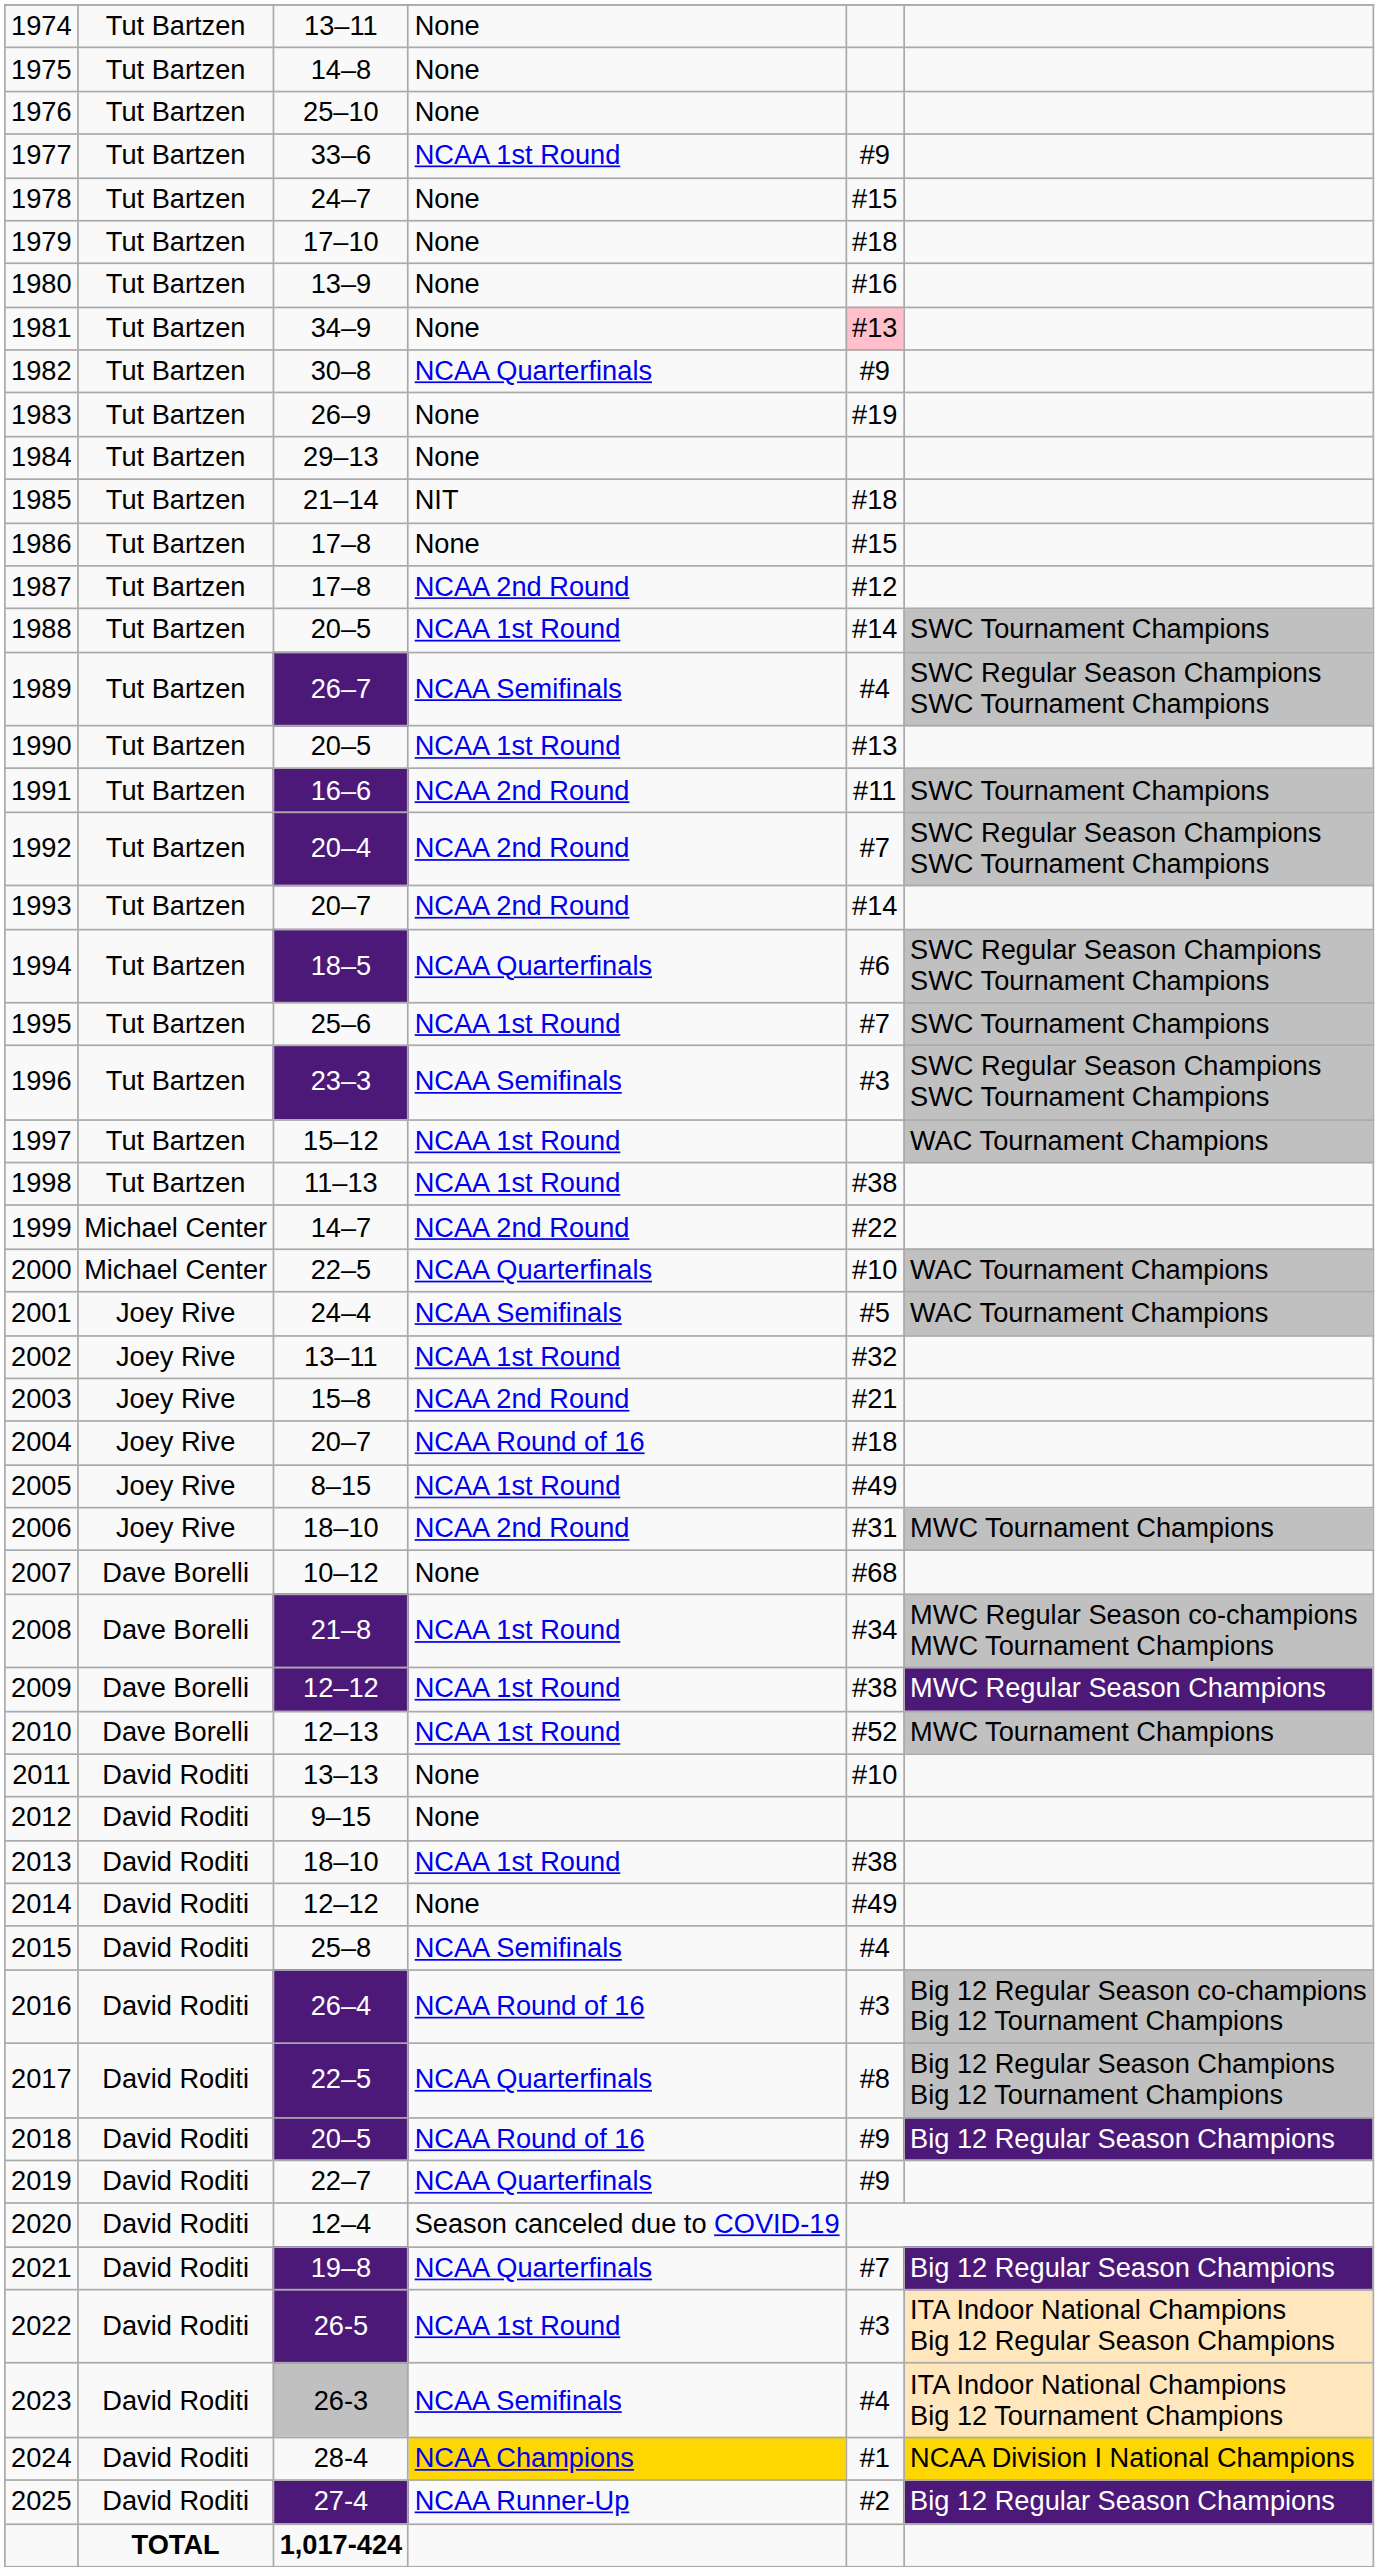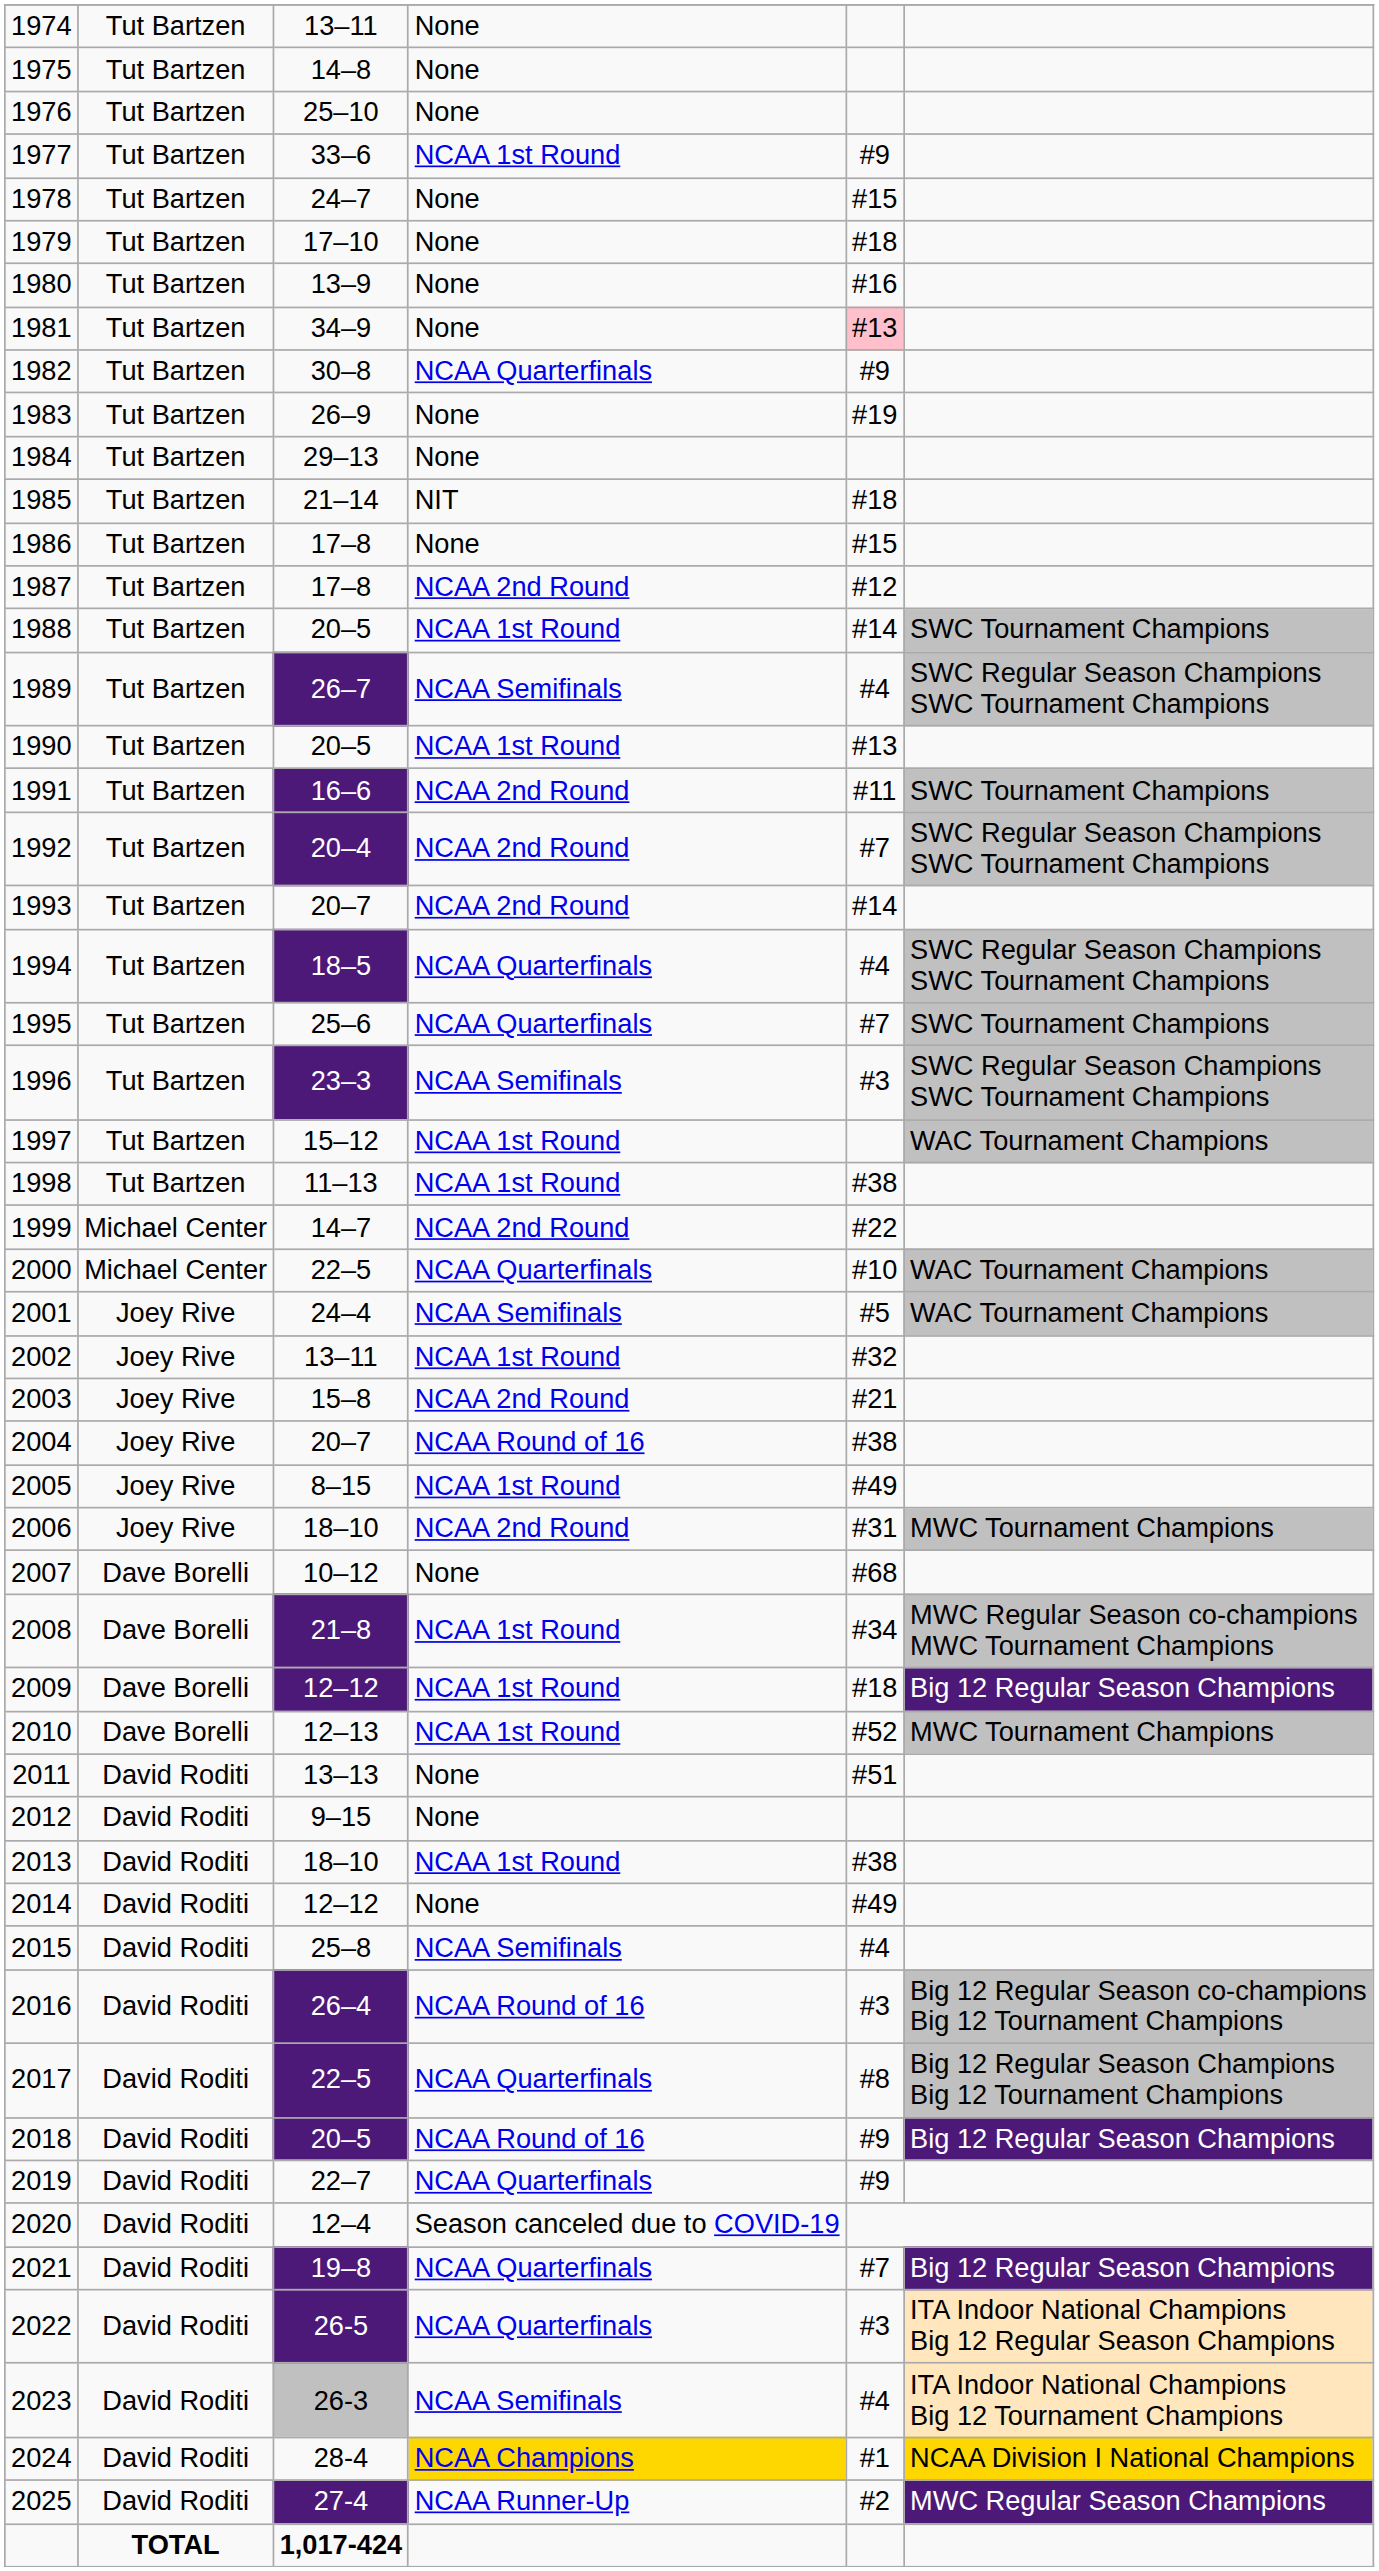(875, 965) #6 -> (875, 965) #4
(517, 1023) NCAA 1st Round -> (533, 1023) NCAA Quarterfinals
(875, 1442) #18 -> (875, 1442) #38
(875, 1688) #38 -> (875, 1688) #18
(1118, 1688) MWC Regular Season Champions -> (1122, 1688) Big 12 Regular Season Champions
(875, 1775) #10 -> (875, 1775) #51
(517, 2326) NCAA 1st Round -> (533, 2326) NCAA Quarterfinals
(1122, 2501) Big 12 Regular Season Champions -> (1118, 2501) MWC Regular Season Champions
